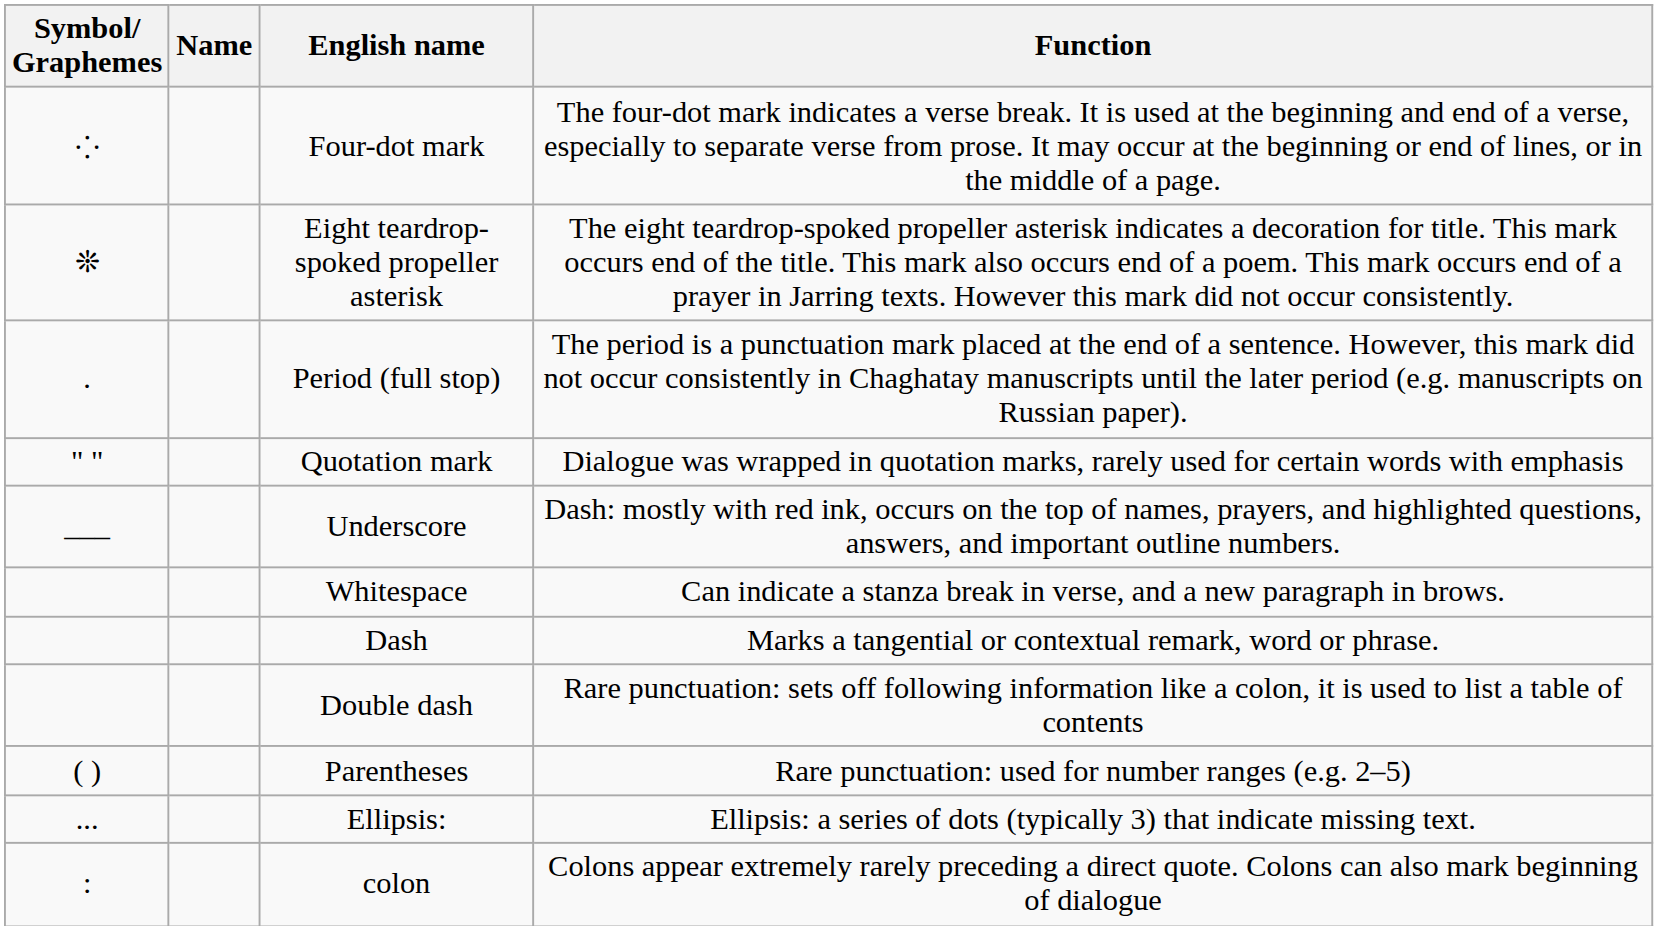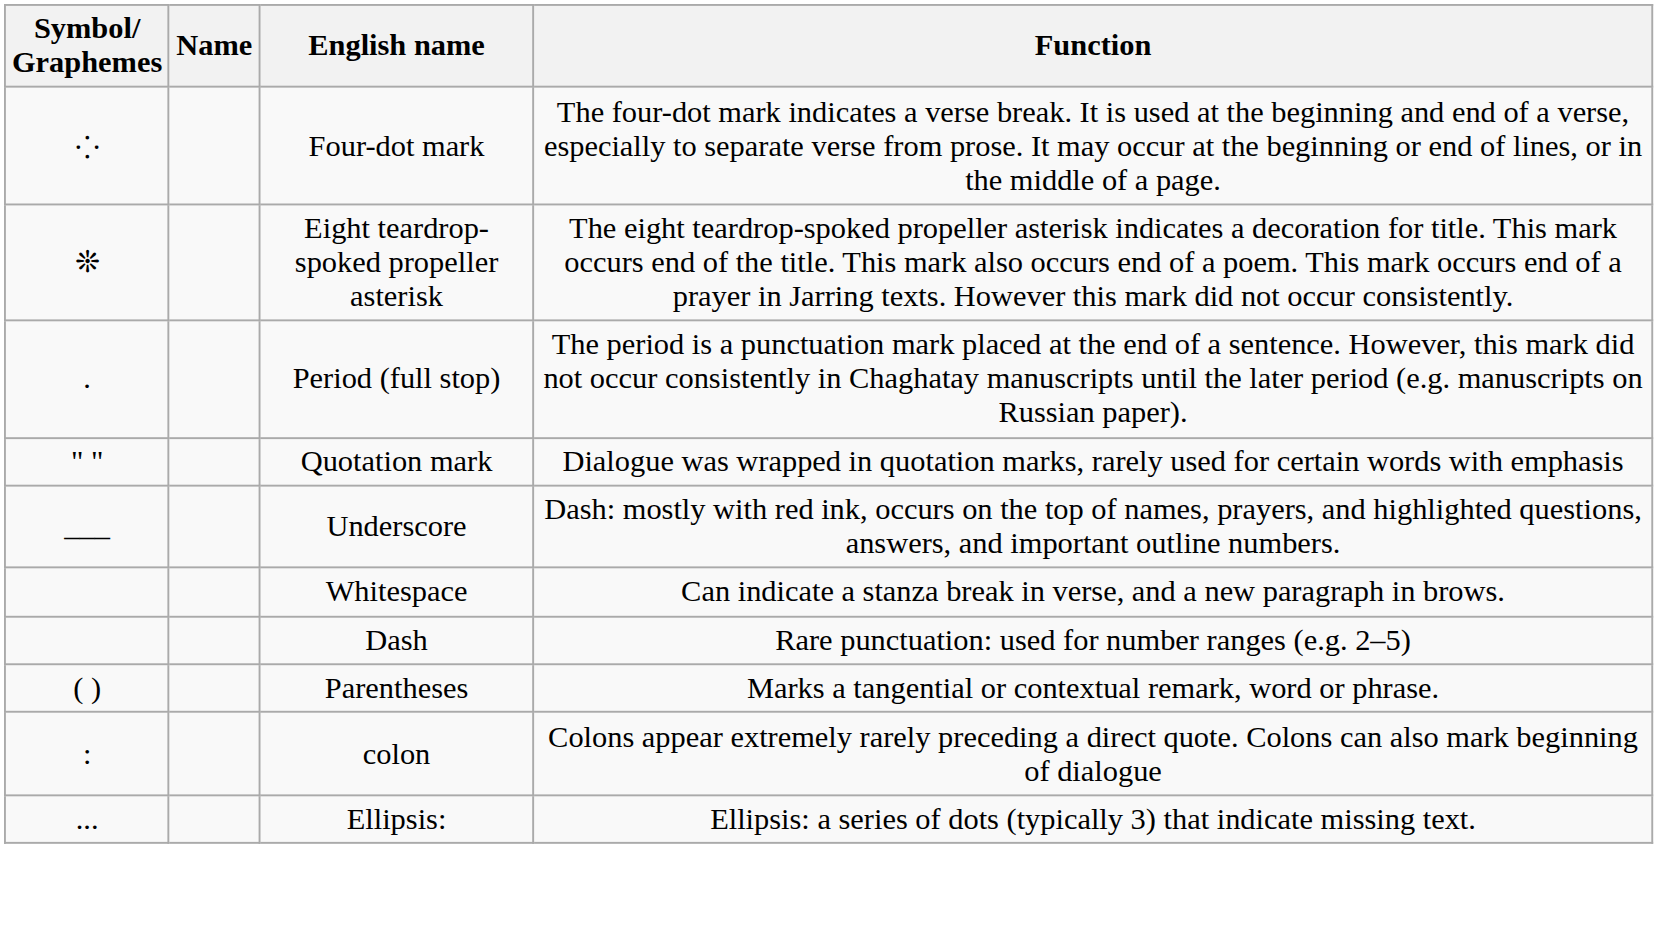(1093, 639) Marks a tangential or contextual remark, word or phrase. -> (1093, 639) Rare punctuation: used for number ranges (e.g. 2–5)
- row: (397, 705)
(1093, 770) Rare punctuation: used for number ranges (e.g. 2–5) -> (1093, 687) Marks a tangential or contextual remark, word or phrase.
rows swapped: (397, 883) <-> (397, 818)
